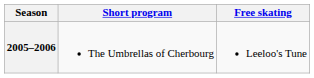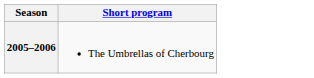- column: (263, 13)
